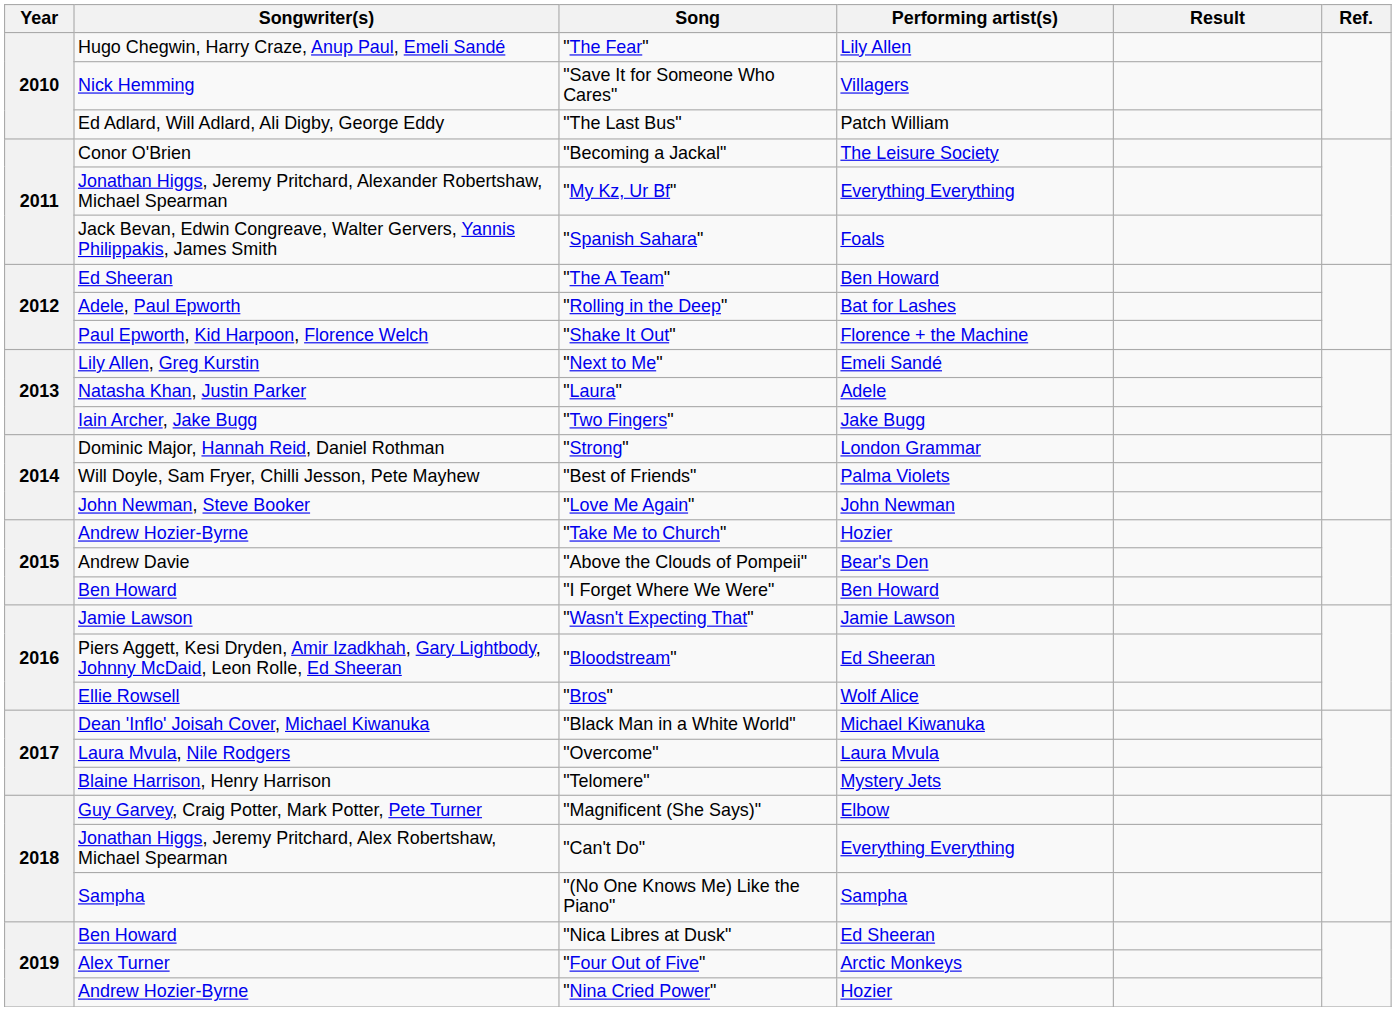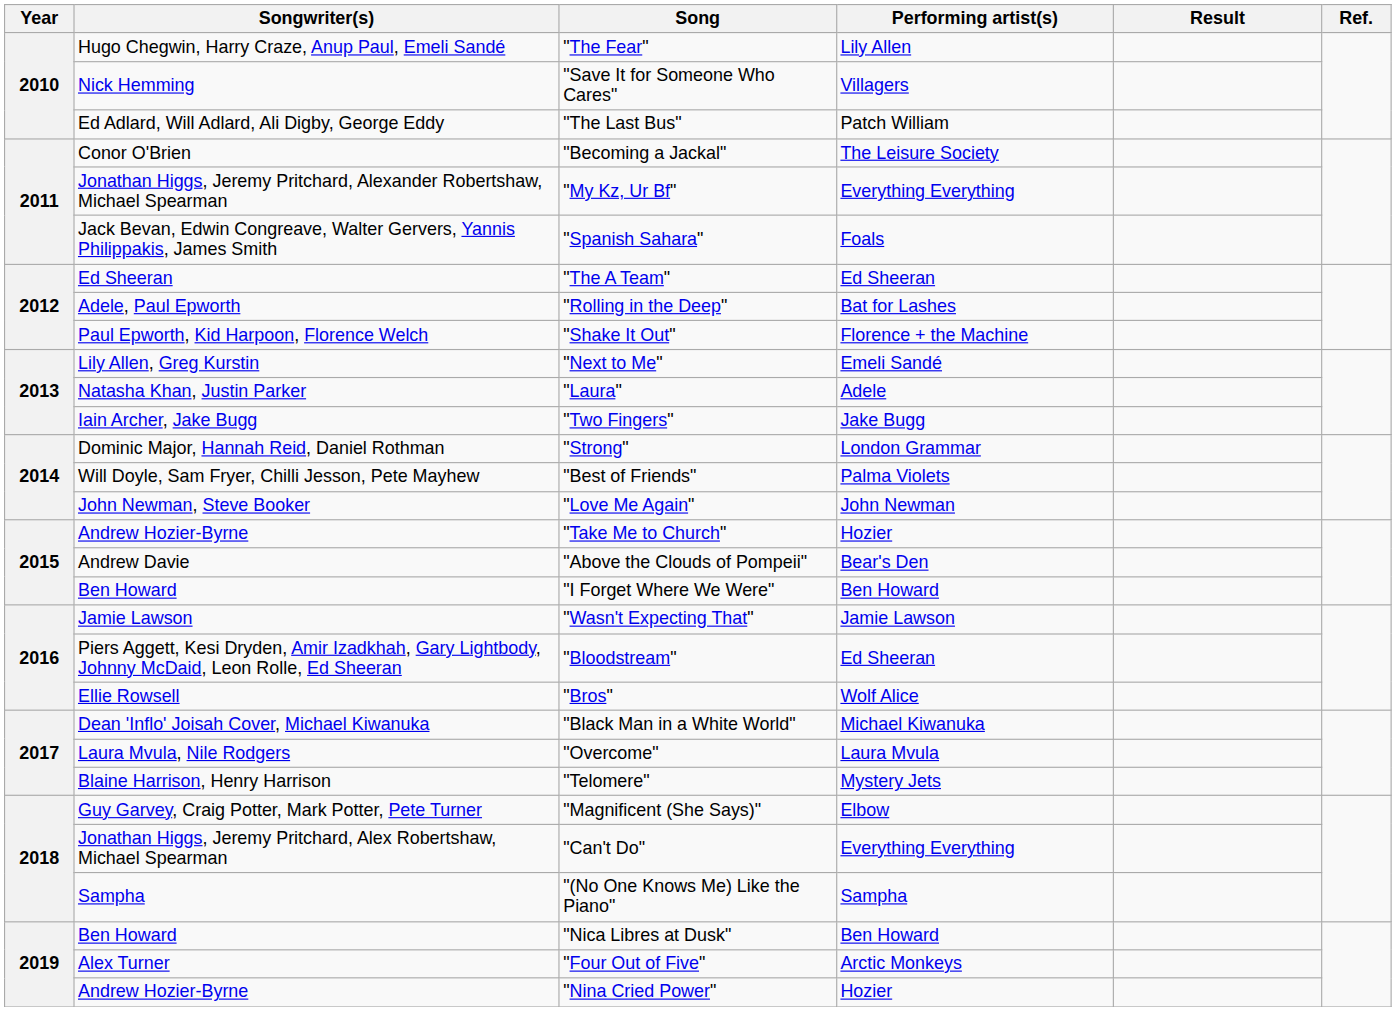(890, 278) Ben Howard -> (888, 278) Ed Sheeran
(888, 935) Ed Sheeran -> (890, 935) Ben Howard
